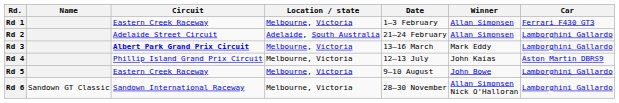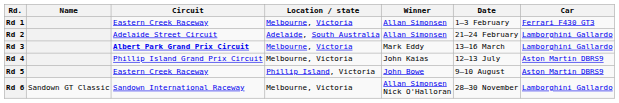columns swapped: (415, 11) <-> (484, 11)
(309, 72) Melbourne, Victoria -> (321, 72) Phillip Island, Victoria
(567, 72) Lamborghini Gallardo -> (563, 72) Aston Martin DBRS9
